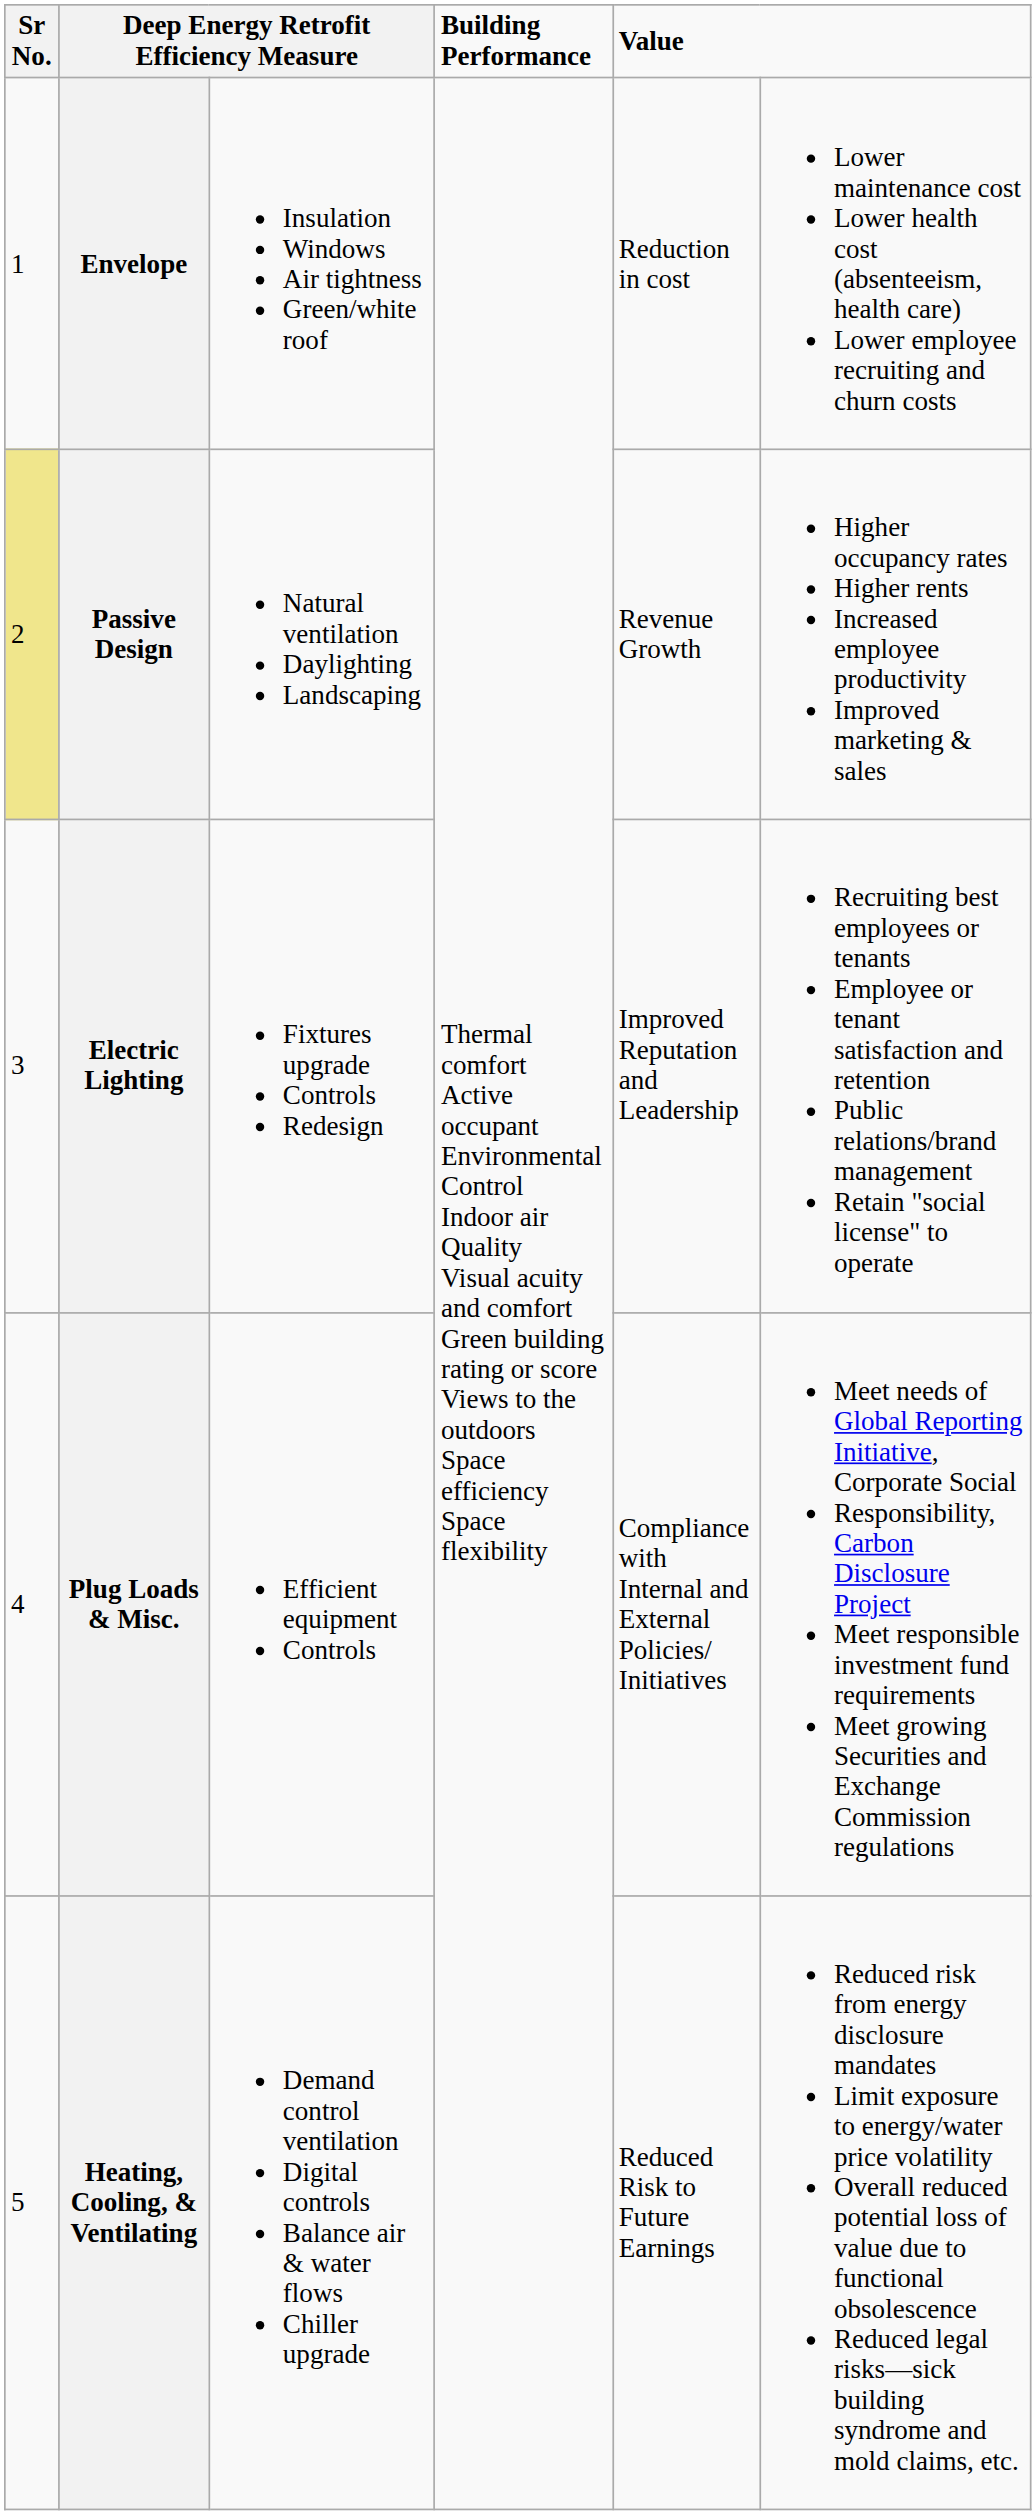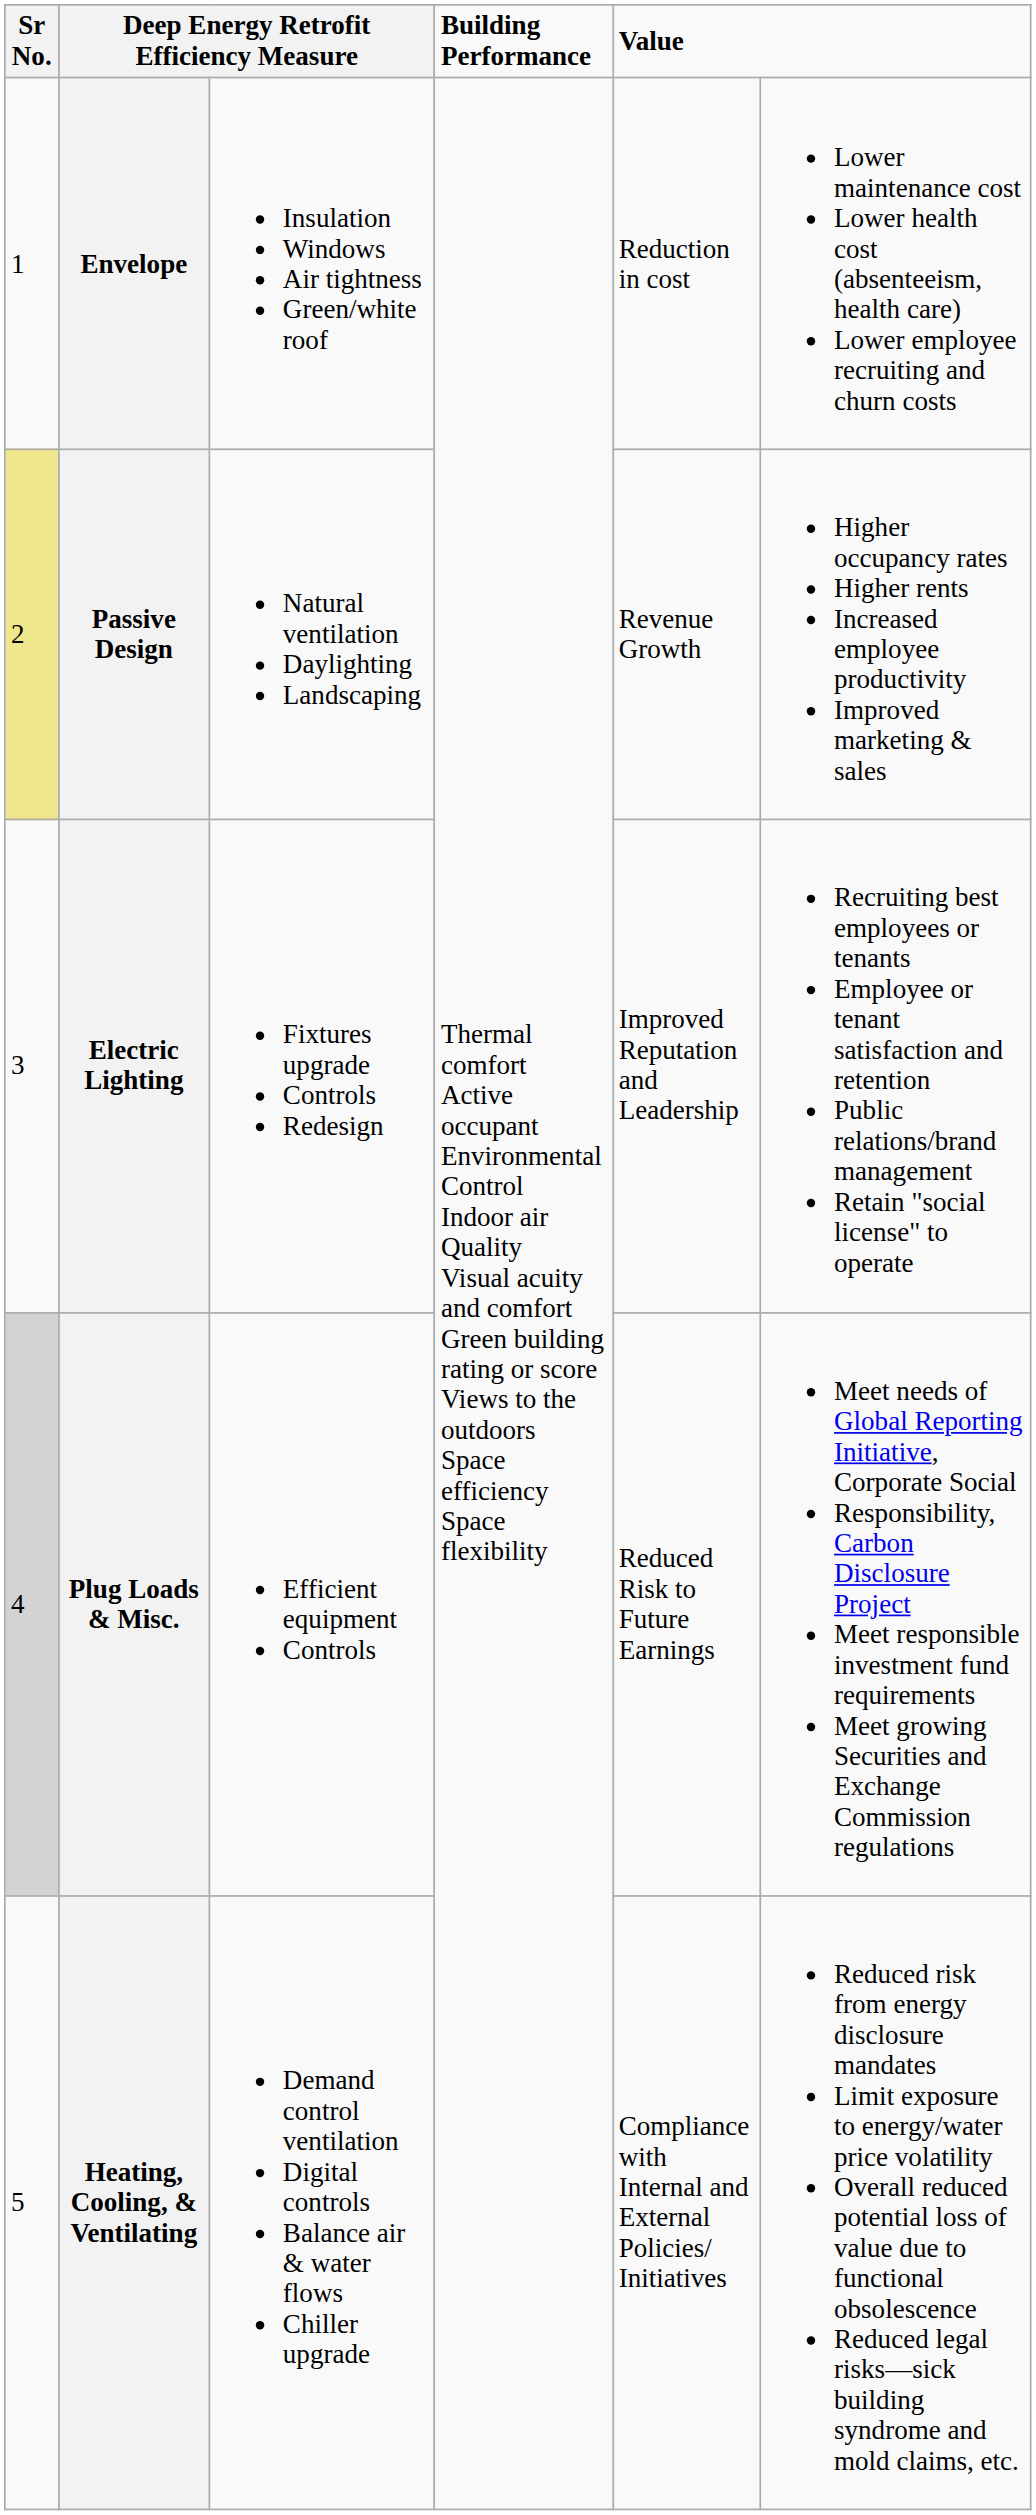(18, 1603) no background -> (18, 1603) lightgrey background
(684, 1603) Compliance with Internal and External Policies/ Initiatives -> (667, 1603) Reduced Risk to Future Earnings
(667, 2202) Reduced Risk to Future Earnings -> (684, 2202) Compliance with Internal and External Policies/ Initiatives
